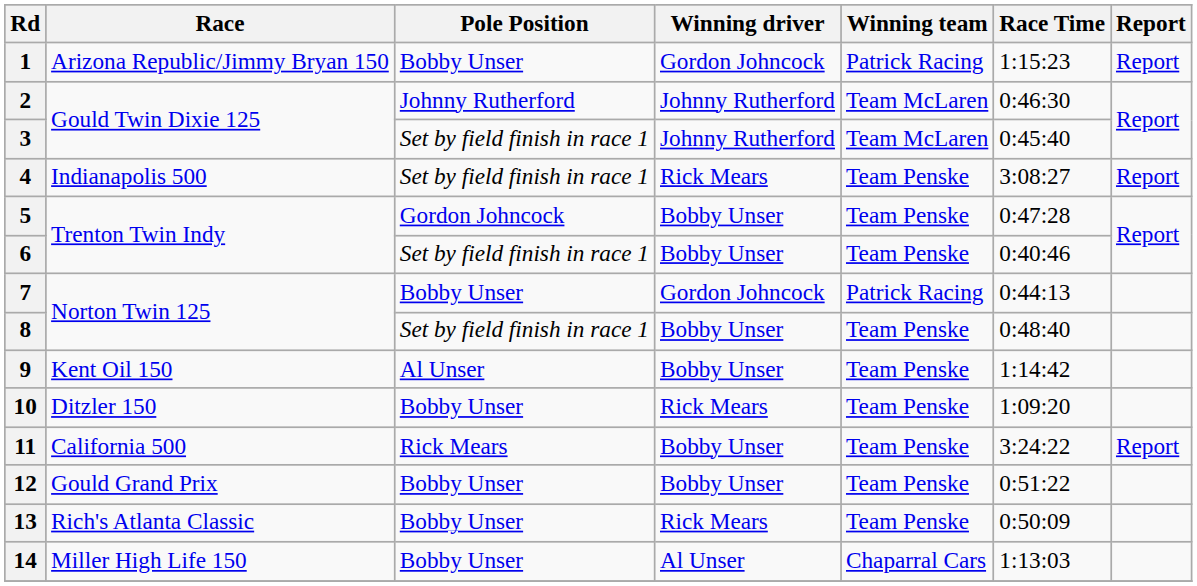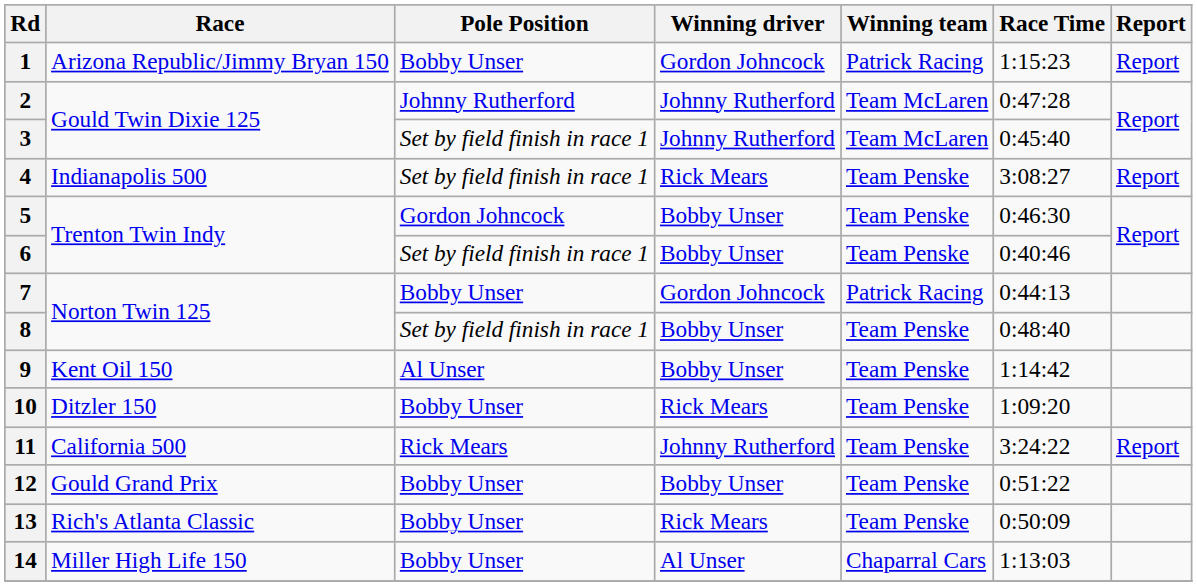(1035, 100) 0:46:30 -> (1035, 100) 0:47:28
(1035, 215) 0:47:28 -> (1035, 215) 0:46:30
(722, 445) Bobby Unser -> (747, 445) Johnny Rutherford
